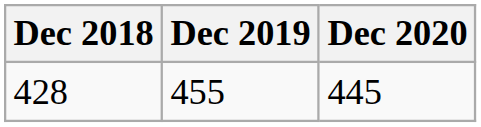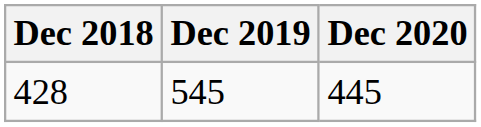(198, 90) 455 -> (198, 90) 545
